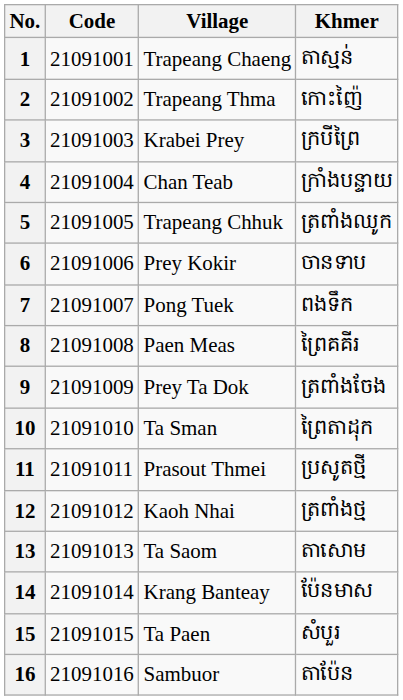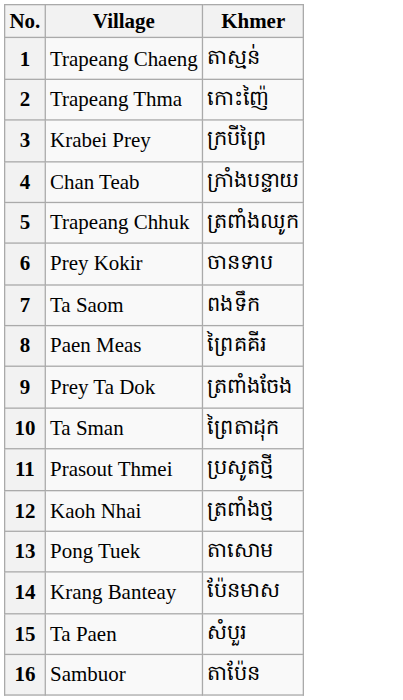- column: (92, 21)
(189, 304) Pong Tuek -> (87, 304) Ta Saom
(180, 551) Ta Saom -> (95, 551) Pong Tuek
